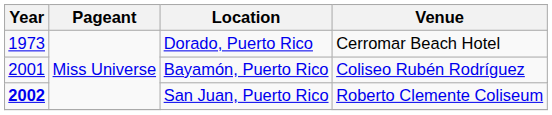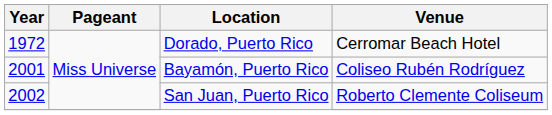(27, 43) 1973 -> (27, 43) 1972
(27, 95) bold -> (27, 95) normal
